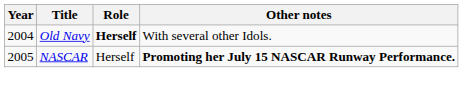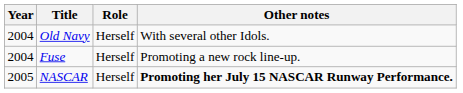(116, 35) bold -> (115, 35) normal
+ row: (52, 56)
